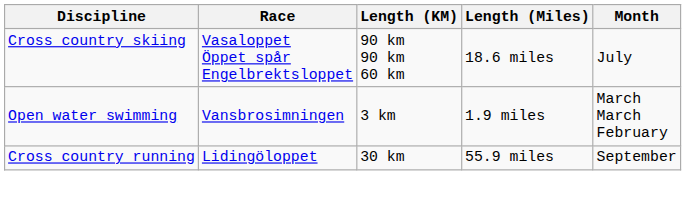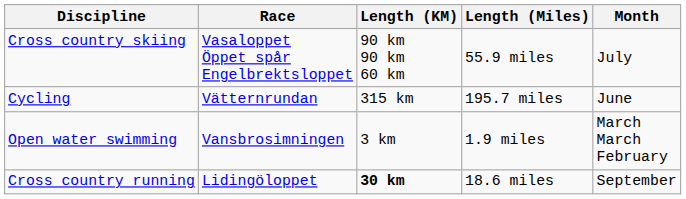(510, 58) 18.6 miles -> (510, 58) 55.9 miles
+ row: (39, 99)
(382, 158) normal -> (382, 182) bold
(510, 158) 55.9 miles -> (510, 182) 18.6 miles
